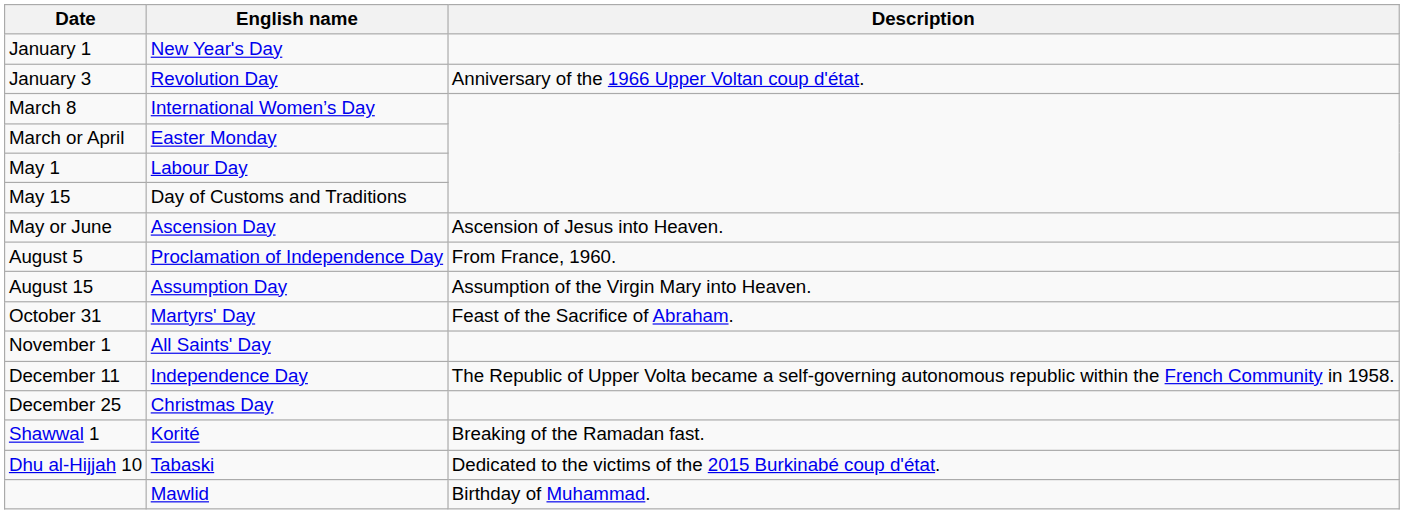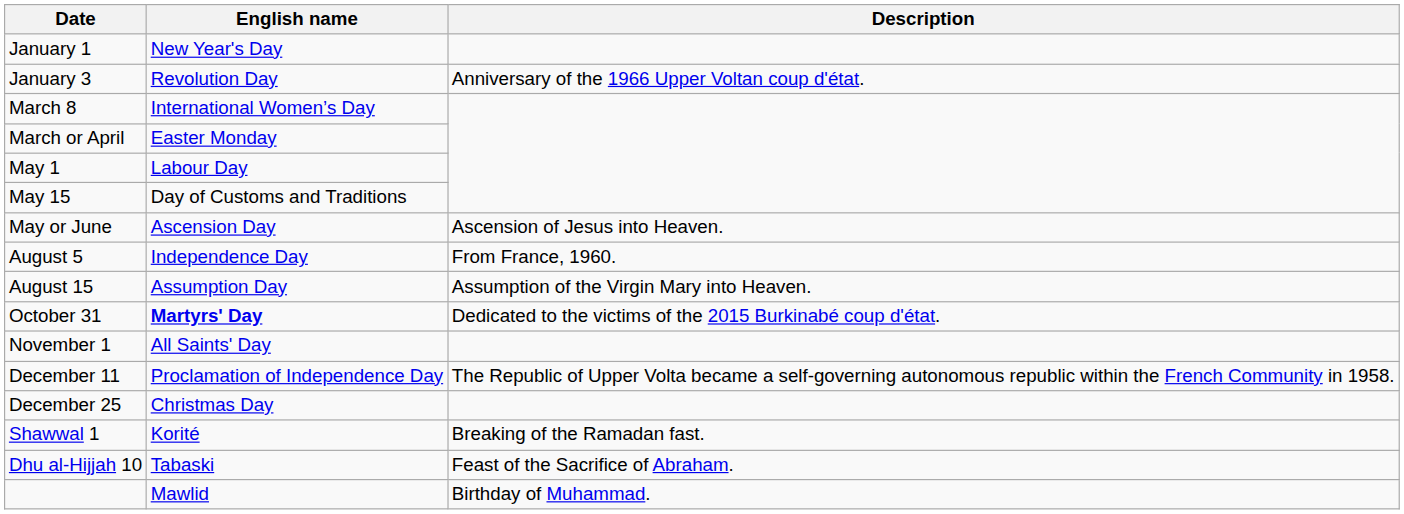(297, 256) Proclamation of Independence Day -> (229, 256) Independence Day
(203, 316) normal -> (207, 316) bold
(593, 316) Feast of the Sacrifice of Abraham. -> (696, 316) Dedicated to the victims of the 2015 Burkinabé coup d'état.
(229, 375) Independence Day -> (297, 375) Proclamation of Independence Day
(696, 464) Dedicated to the victims of the 2015 Burkinabé coup d'état. -> (593, 464) Feast of the Sacrifice of Abraham.
